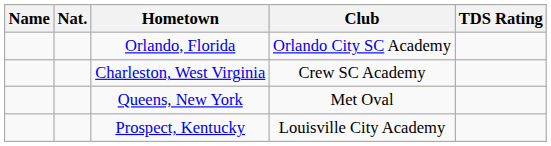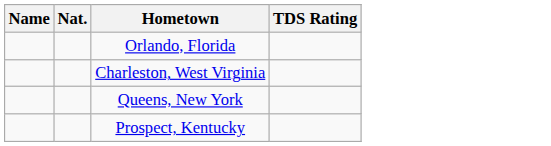- column: (362, 18)
